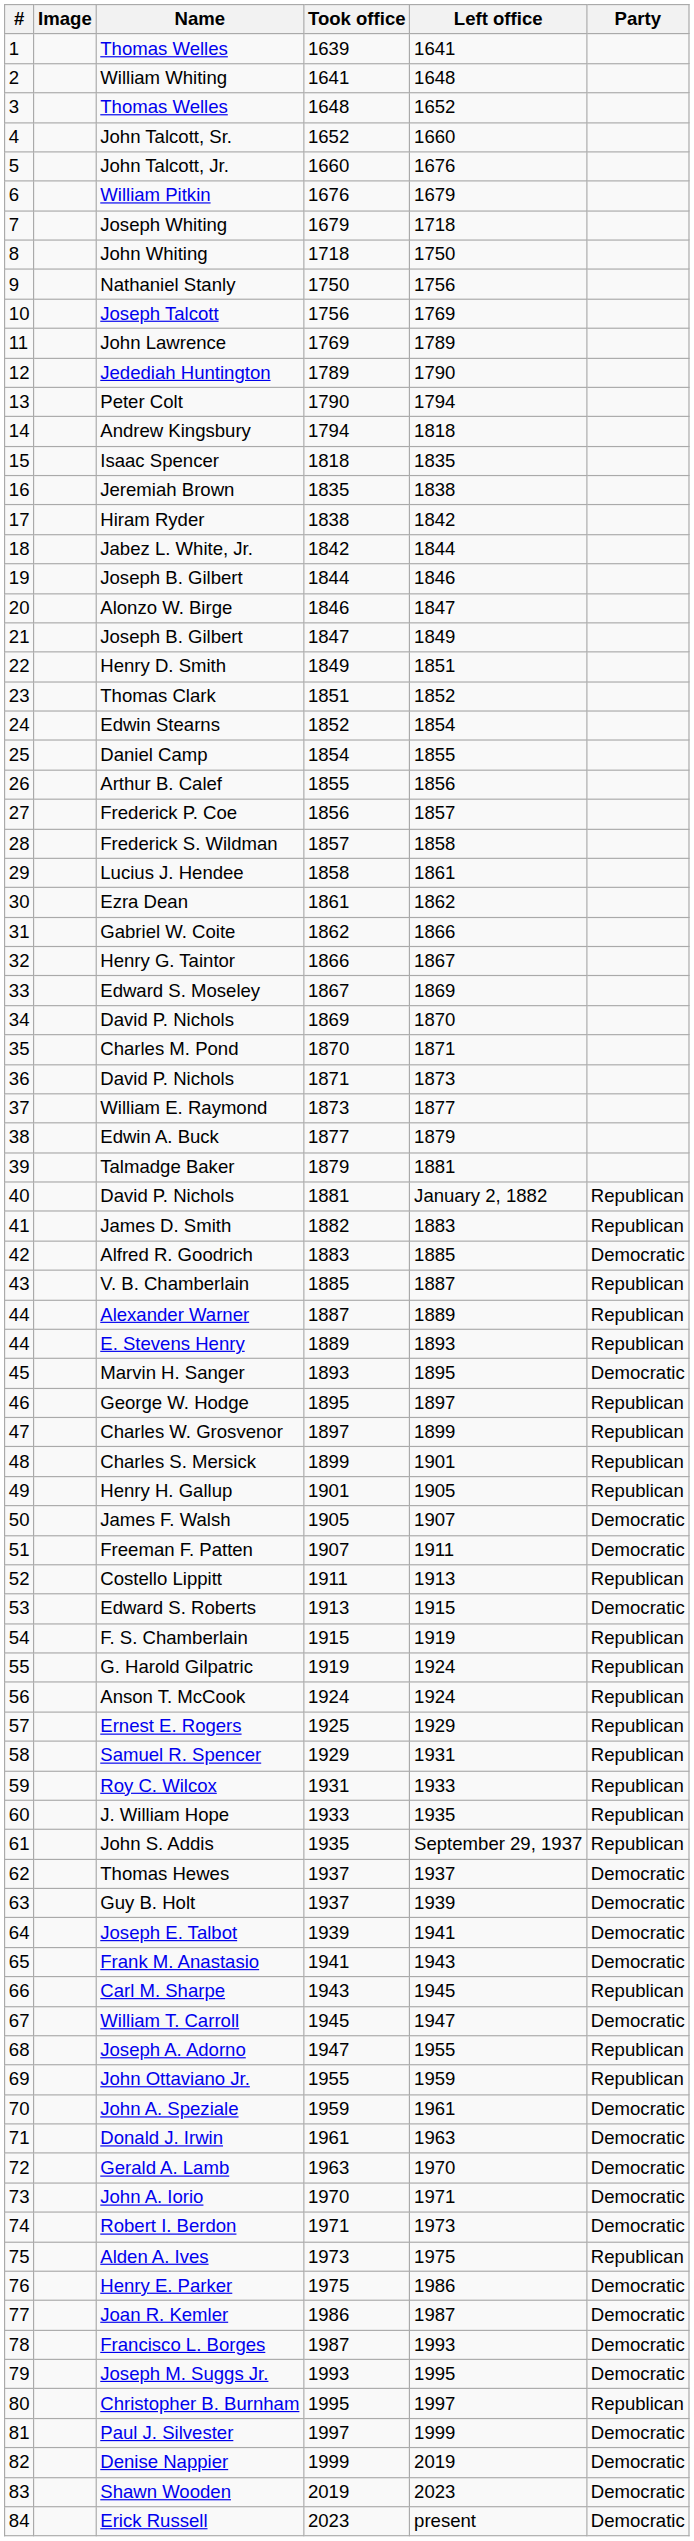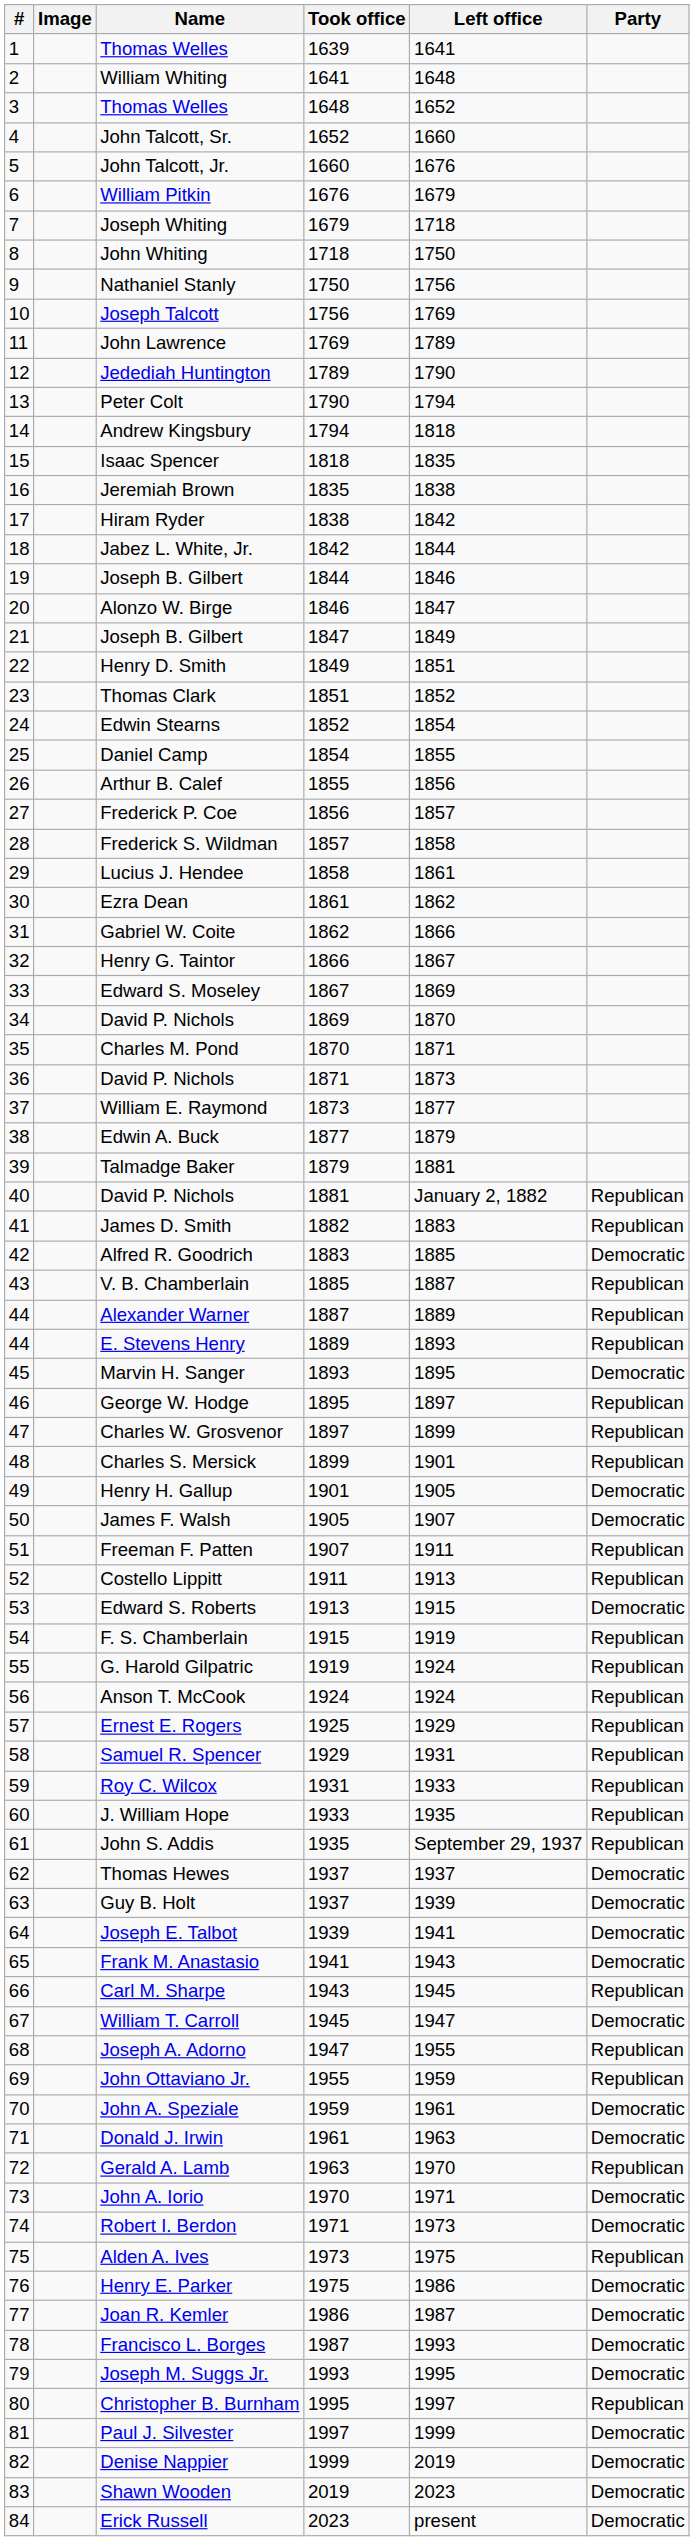(637, 1490) Republican -> (638, 1490) Democratic
(638, 1549) Democratic -> (637, 1549) Republican
(638, 2167) Democratic -> (637, 2167) Republican
